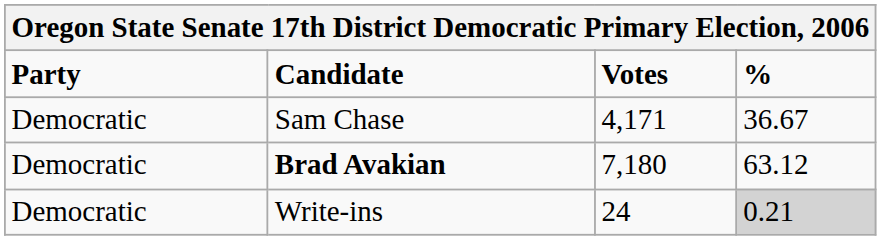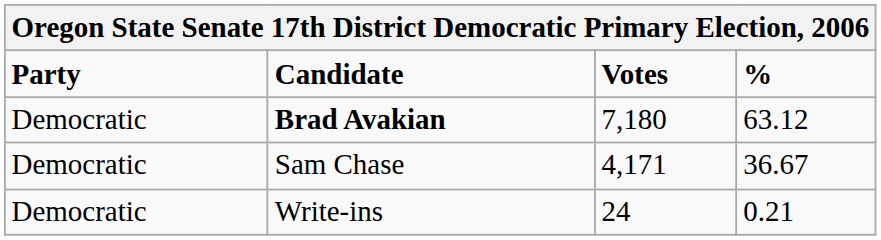rows swapped: (360, 165) <-> (340, 119)
(769, 211) lightgrey background -> (769, 211) no background
